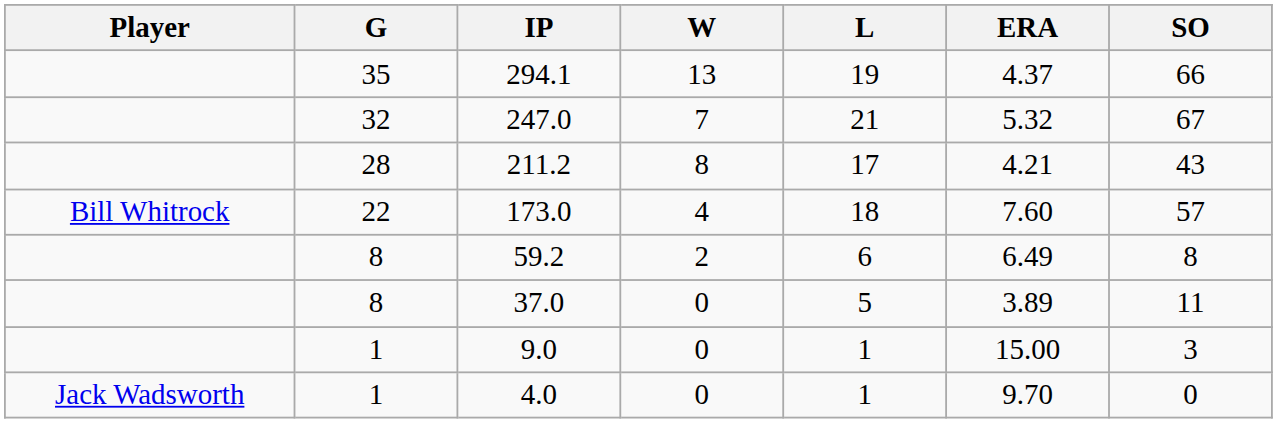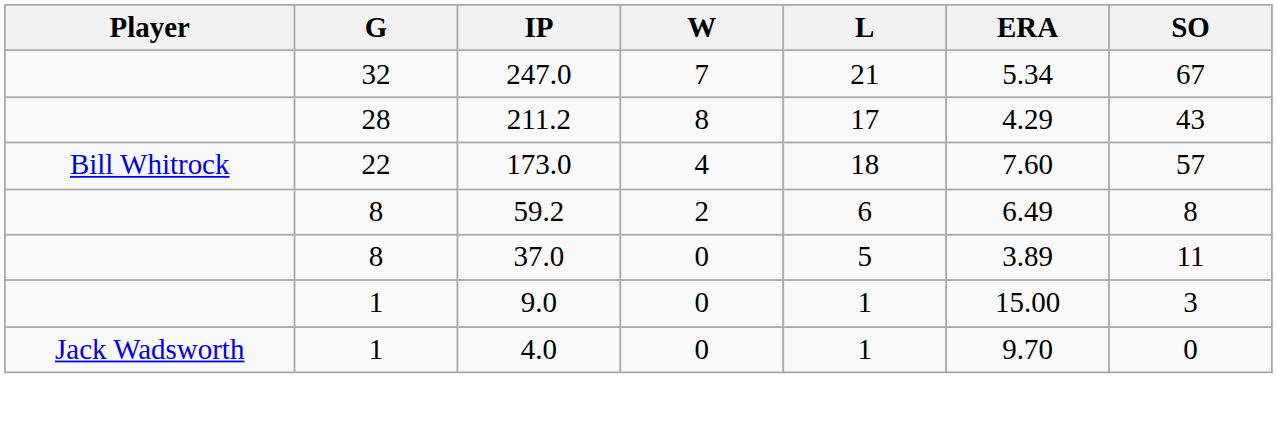- row: (539, 73)
(1028, 119) 5.32 -> (1028, 73) 5.34
(1028, 165) 4.21 -> (1028, 119) 4.29
